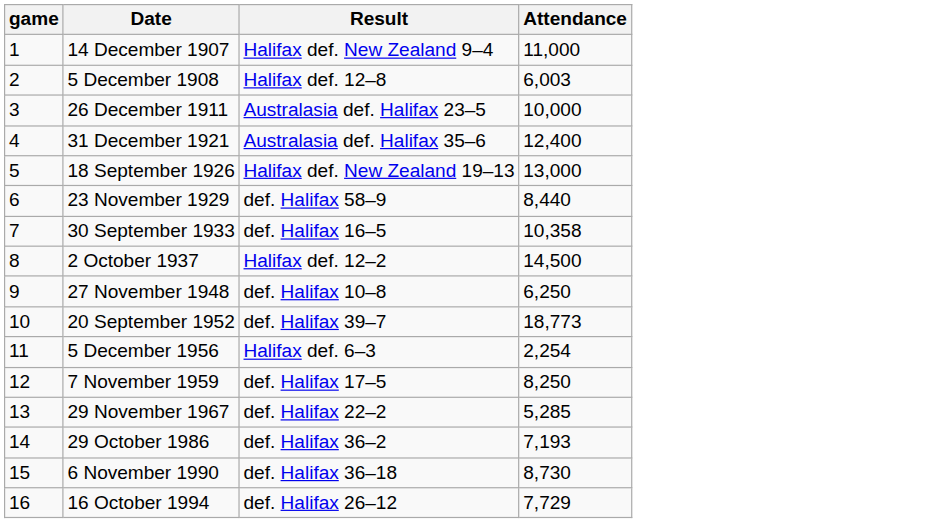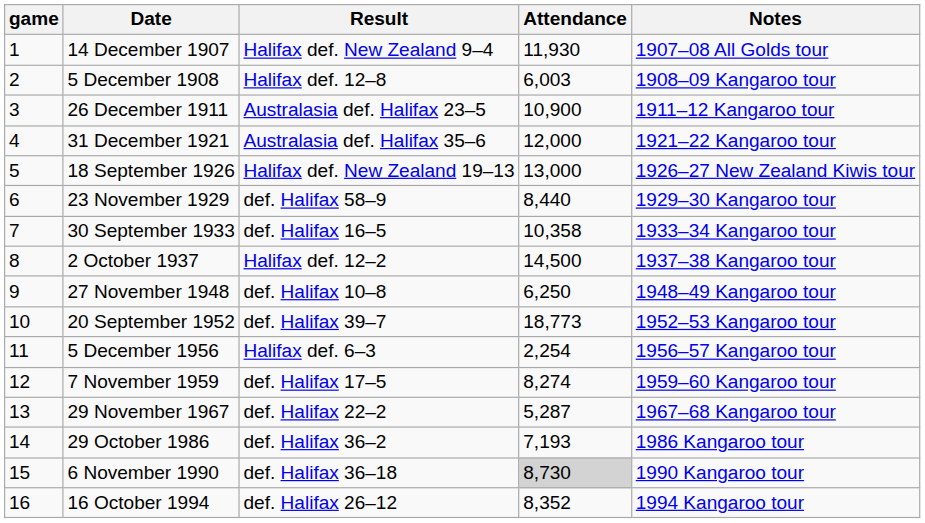+ column: (775, 19)
(552, 49) 11,000 -> (552, 49) 11,930
(552, 110) 10,000 -> (552, 110) 10,900
(552, 140) 12,400 -> (552, 140) 12,000
(547, 381) 8,250 -> (547, 381) 8,274
(547, 412) 5,285 -> (547, 412) 5,287
(547, 472) no background -> (547, 472) lightgrey background
(547, 502) 7,729 -> (547, 502) 8,352
